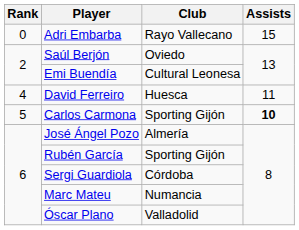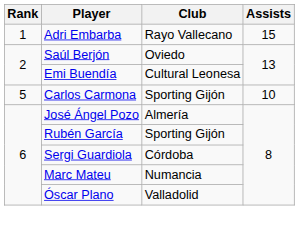(23, 34) 0 -> (23, 34) 1
- row: (84, 94)
(269, 114) bold -> (269, 94) normal
